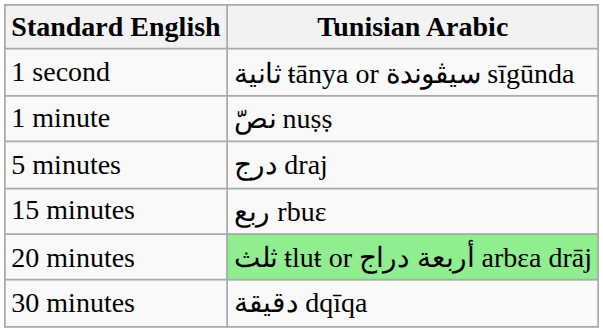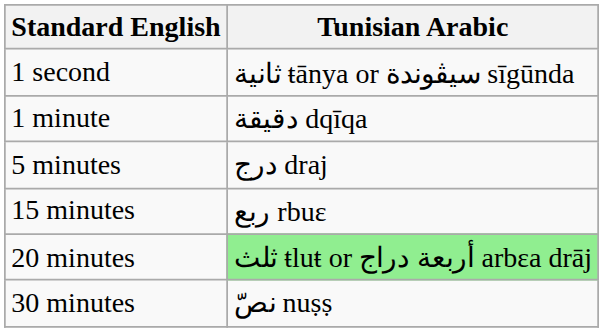(283, 119) نصّ nuṣṣ -> (301, 119) دقيقة dqīqa
(301, 303) دقيقة dqīqa -> (283, 303) نصّ nuṣṣ
